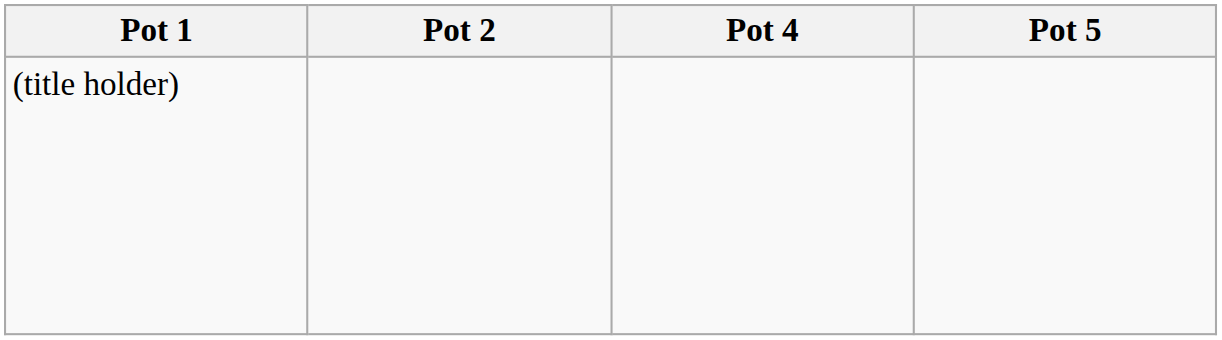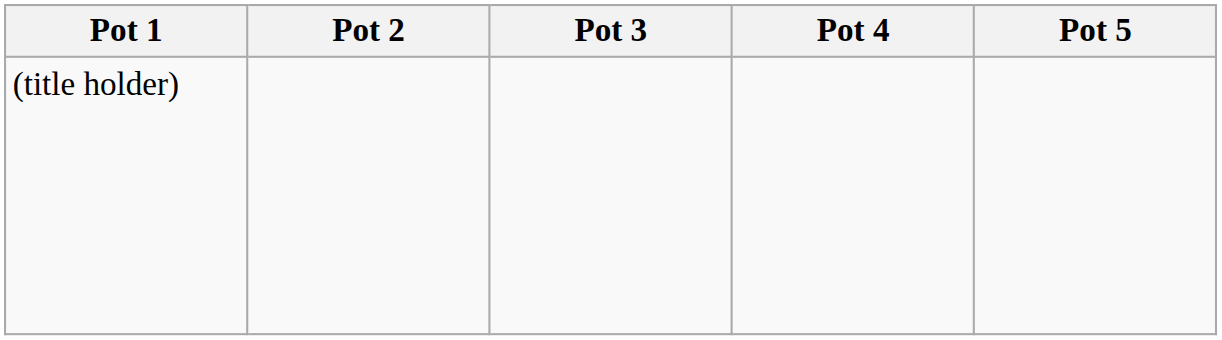+ column: (611, 30)
